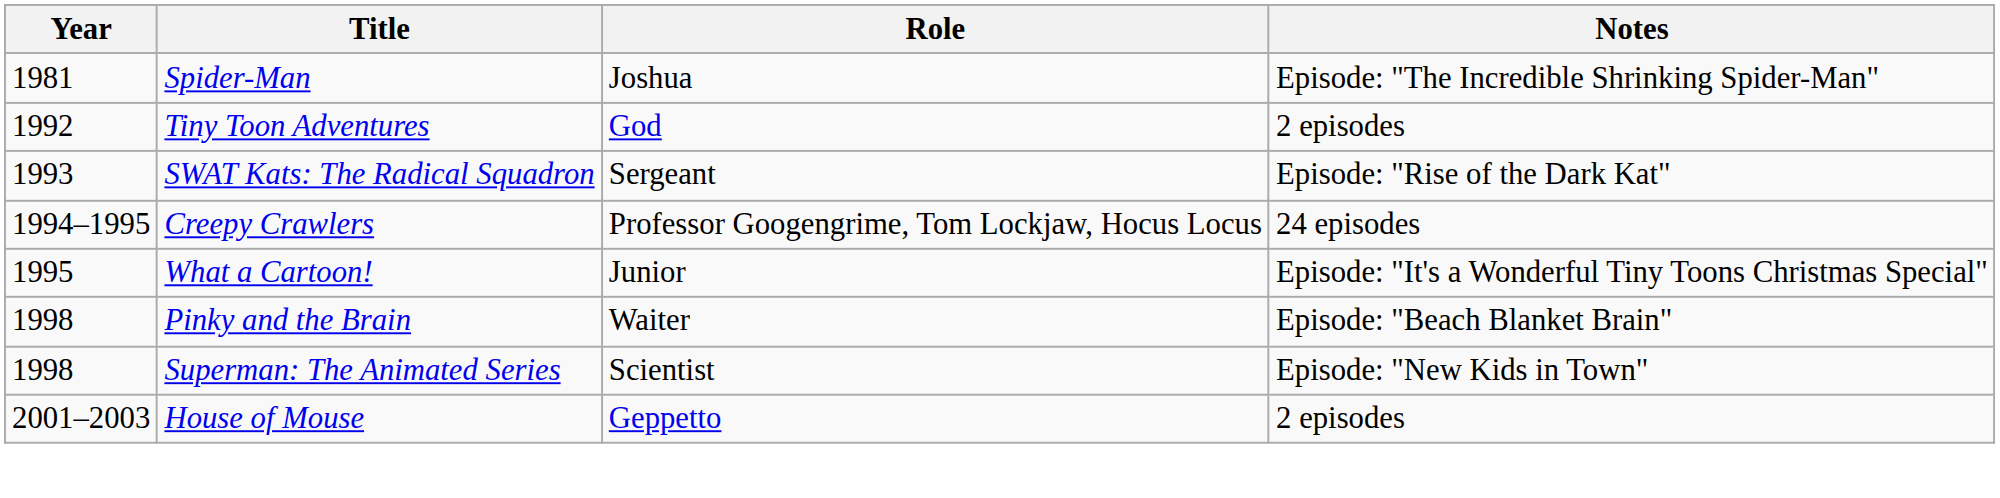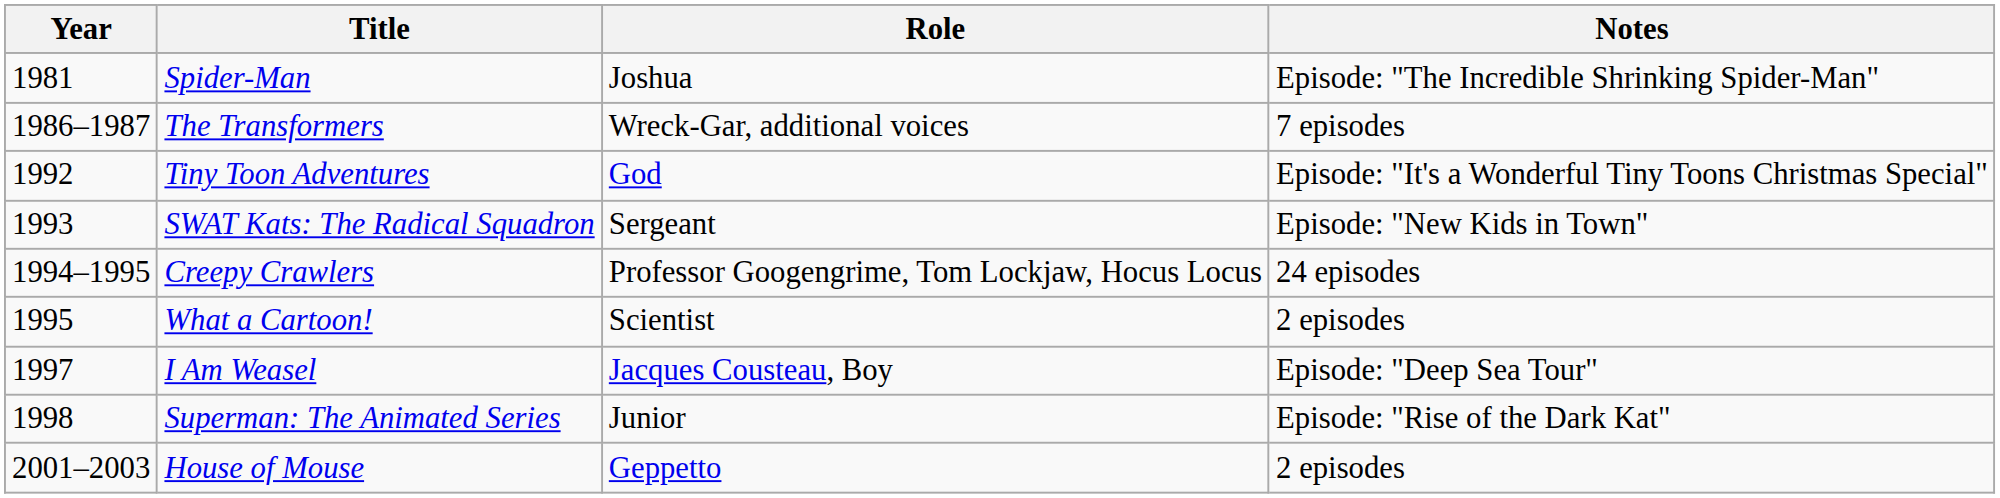+ row: (274, 126)
(1341, 126) 2 episodes -> (1632, 175) Episode: "It's a Wonderful Tiny Toons Christmas Special"
(1473, 175) Episode: "Rise of the Dark Kat" -> (1462, 223) Episode: "New Kids in Town"
(647, 272) Junior -> (662, 321) Scientist
(1632, 272) Episode: "It's a Wonderful Tiny Toons Christmas Special" -> (1341, 321) 2 episodes
+ row: (240, 369)
- row: (288, 321)
(662, 369) Scientist -> (647, 418) Junior
(1462, 369) Episode: "New Kids in Town" -> (1473, 418) Episode: "Rise of the Dark Kat"
